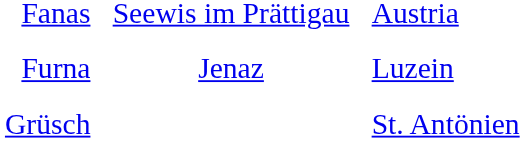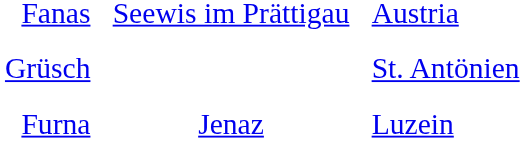rows swapped: (48, 124) <-> (56, 68)
